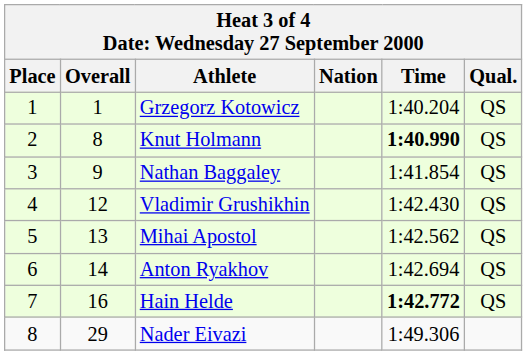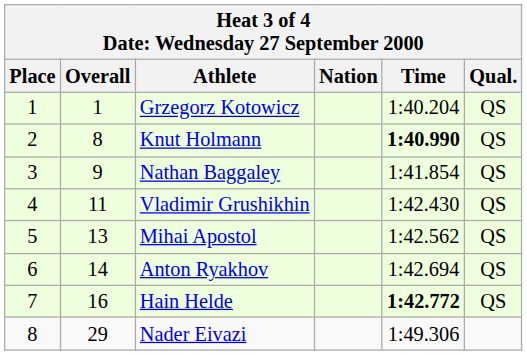(98, 204) 12 -> (98, 204) 11
